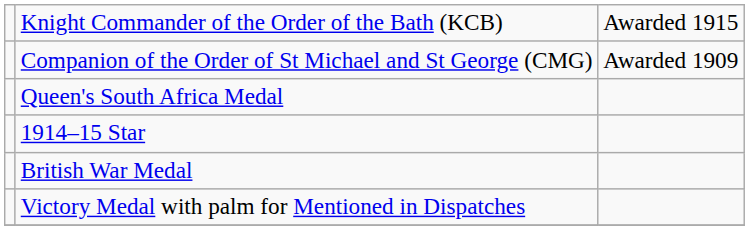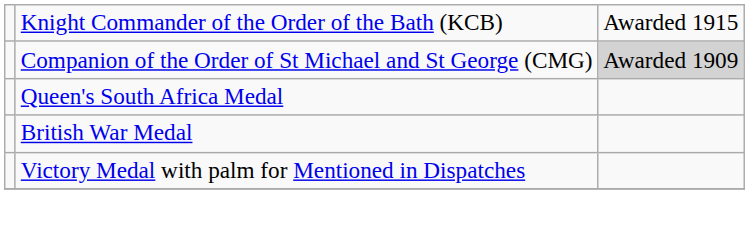(671, 59) no background -> (671, 59) lightgrey background
- row: (83, 133)
